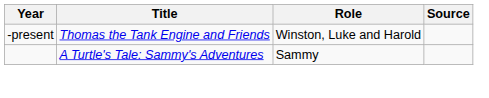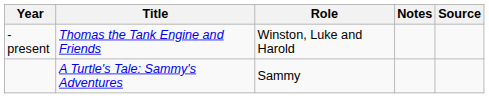+ column: (415, 14)
